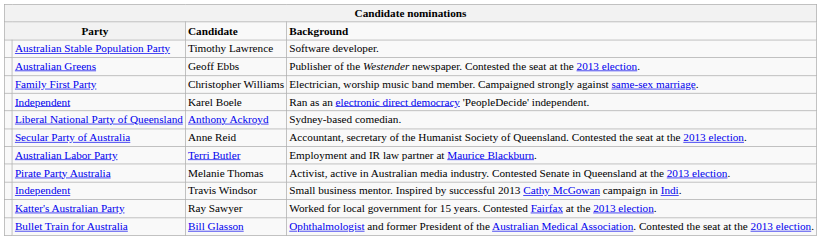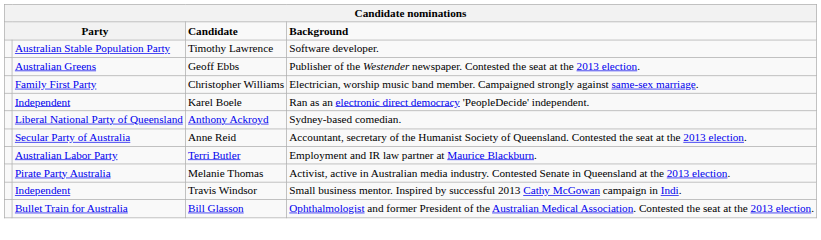- row: (215, 208)
